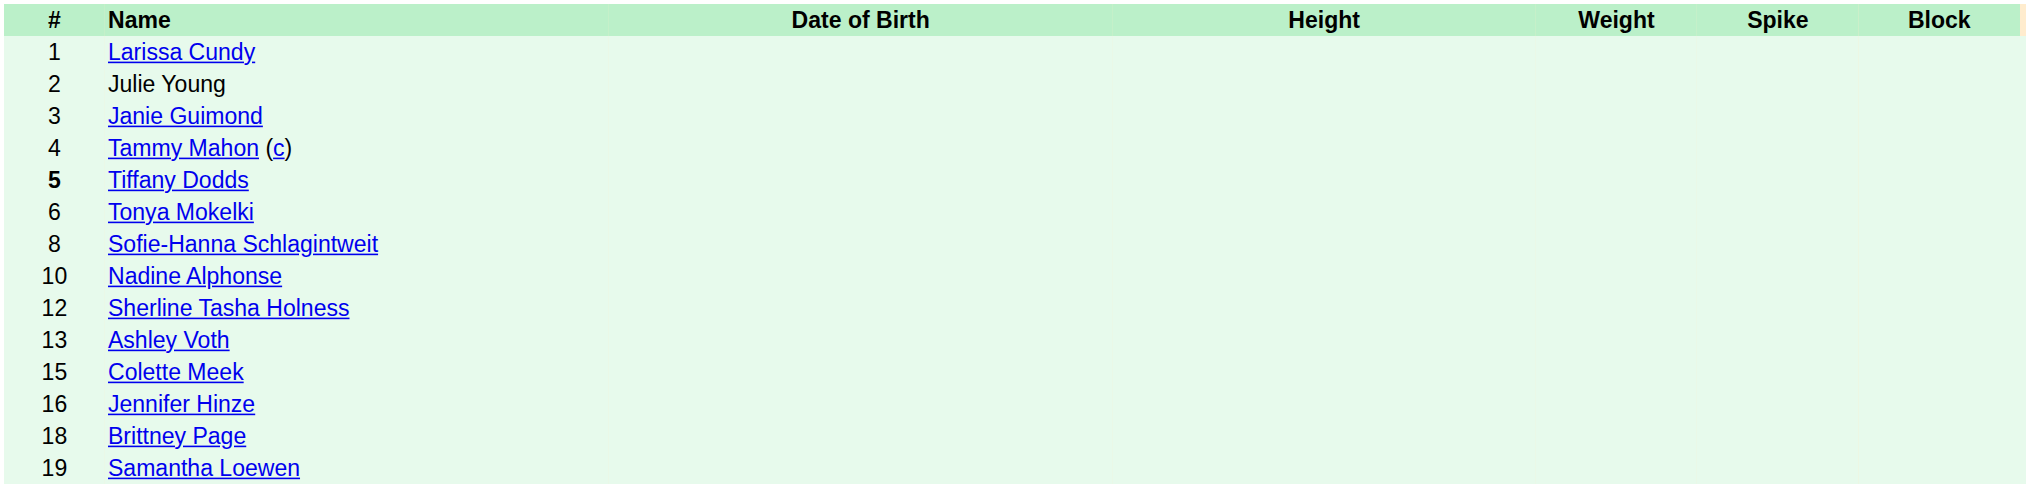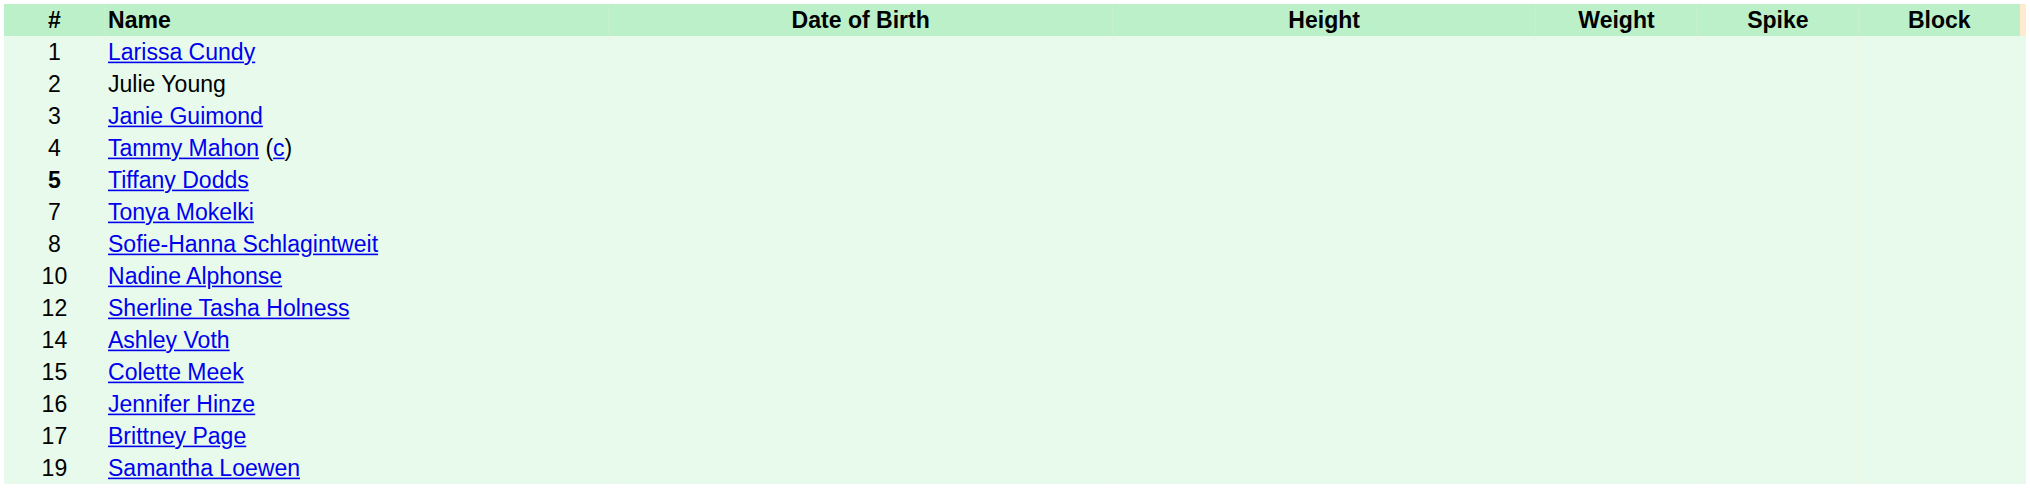(54, 212) 6 -> (54, 212) 7
(54, 340) 13 -> (54, 340) 14
(54, 436) 18 -> (54, 436) 17
